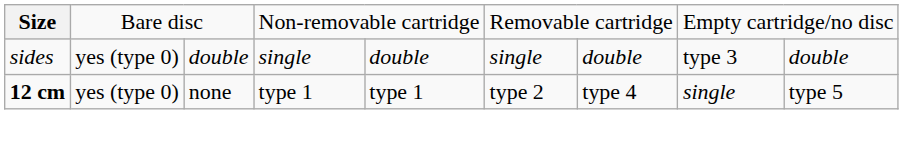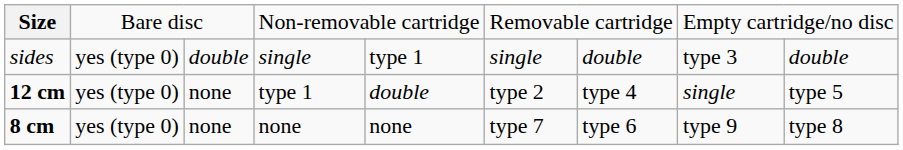(399, 56) double -> (396, 56) type 1
(396, 91) type 1 -> (399, 91) double
+ row: (32, 126)
